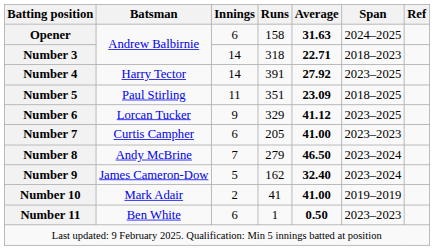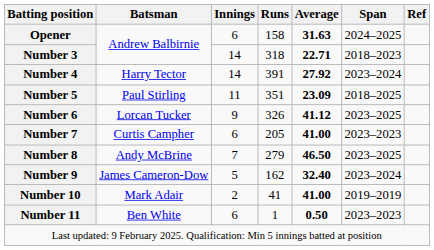(373, 74) 2023–2025 -> (373, 74) 2023–2024
(275, 114) 329 -> (275, 114) 326
(373, 154) 2023–2024 -> (373, 154) 2023–2025
